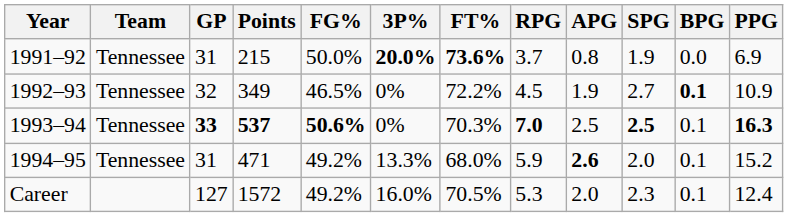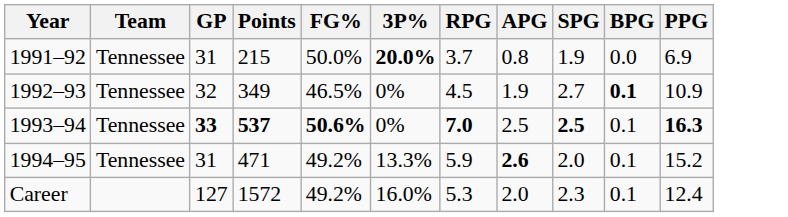- column: (475, 21)
